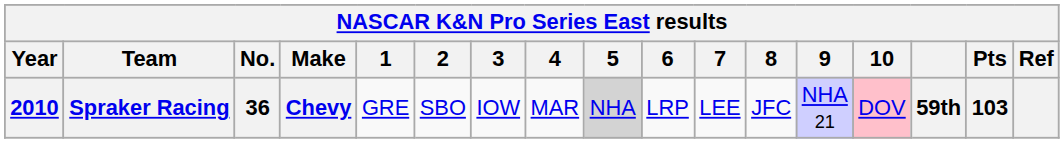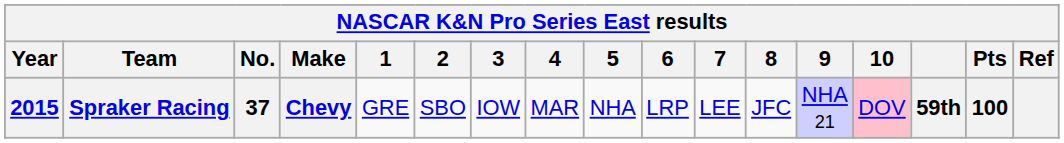(34, 108) 2010 -> (34, 108) 2015
(258, 108) 36 -> (258, 108) 37
(613, 108) lightgrey background -> (613, 108) no background
(990, 108) 103 -> (990, 108) 100
